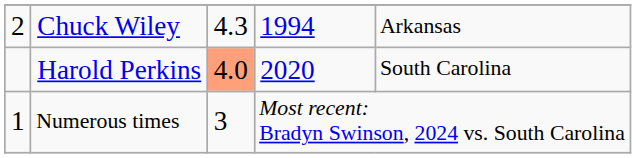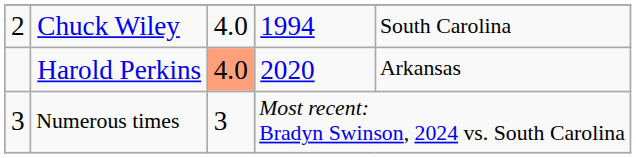(231, 26) 4.3 -> (231, 26) 4.0
(420, 26) Arkansas -> (445, 26) South Carolina
(445, 69) South Carolina -> (420, 69) Arkansas
(18, 121) 1 -> (18, 121) 3
